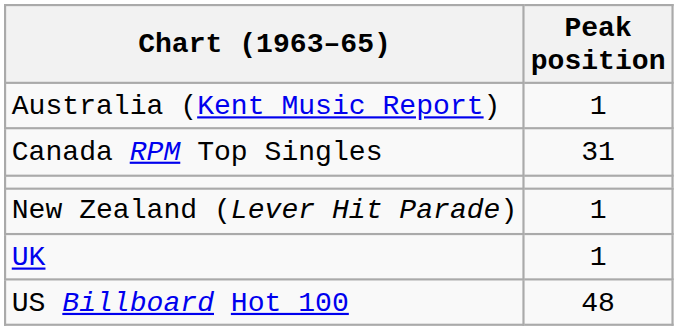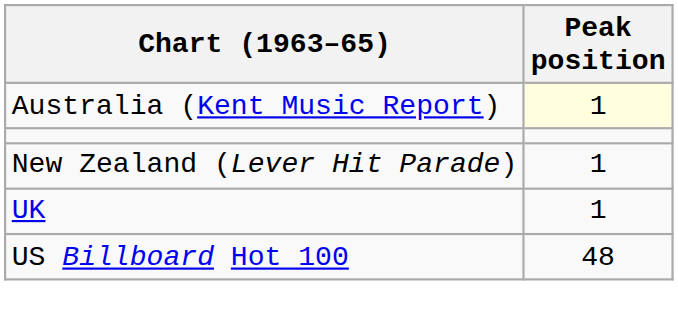(598, 106) no background -> (598, 106) lightyellow background
- row: (197, 152)
